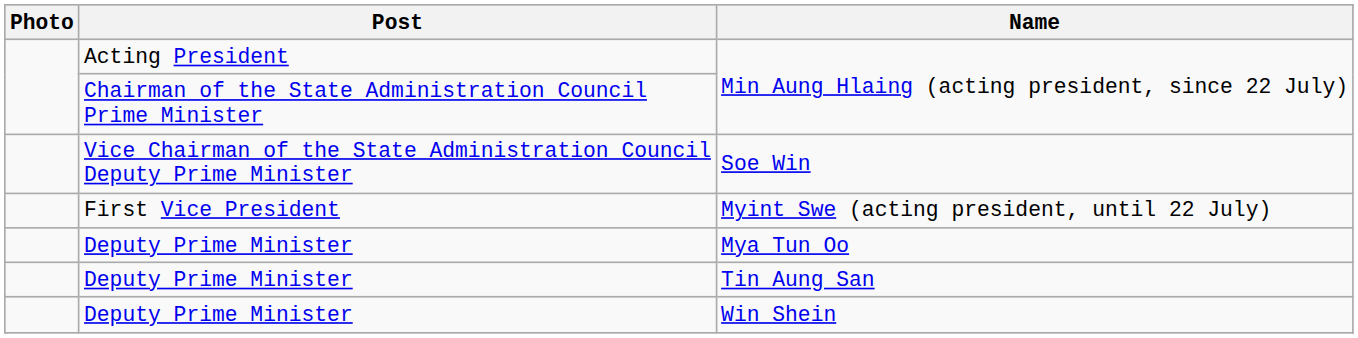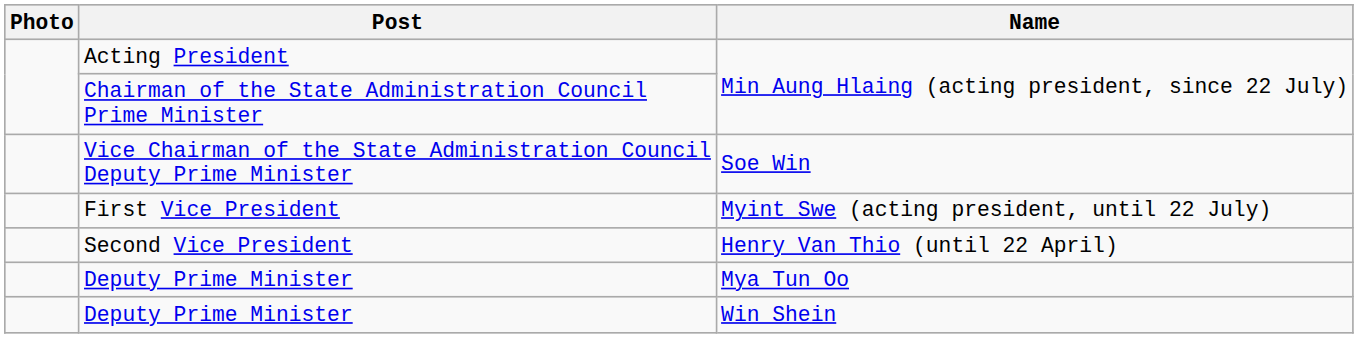+ row: (218, 245)
- row: (218, 280)
